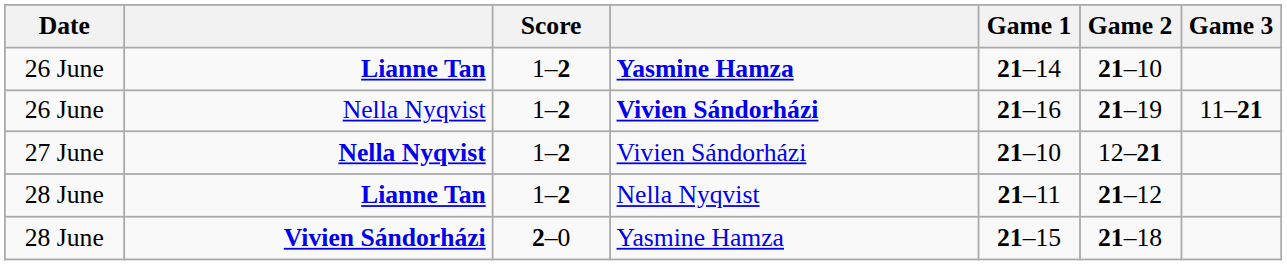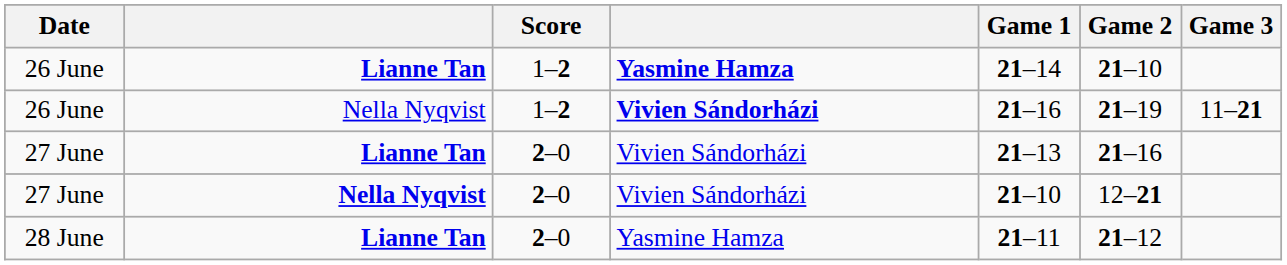+ row: (64, 152)
(551, 152) 1–2 -> (551, 195) 2–0
(551, 195) 1–2 -> (551, 237) 2–0
(688, 195) Nella Nyqvist -> (700, 237) Yasmine Hamza
- row: (64, 237)
